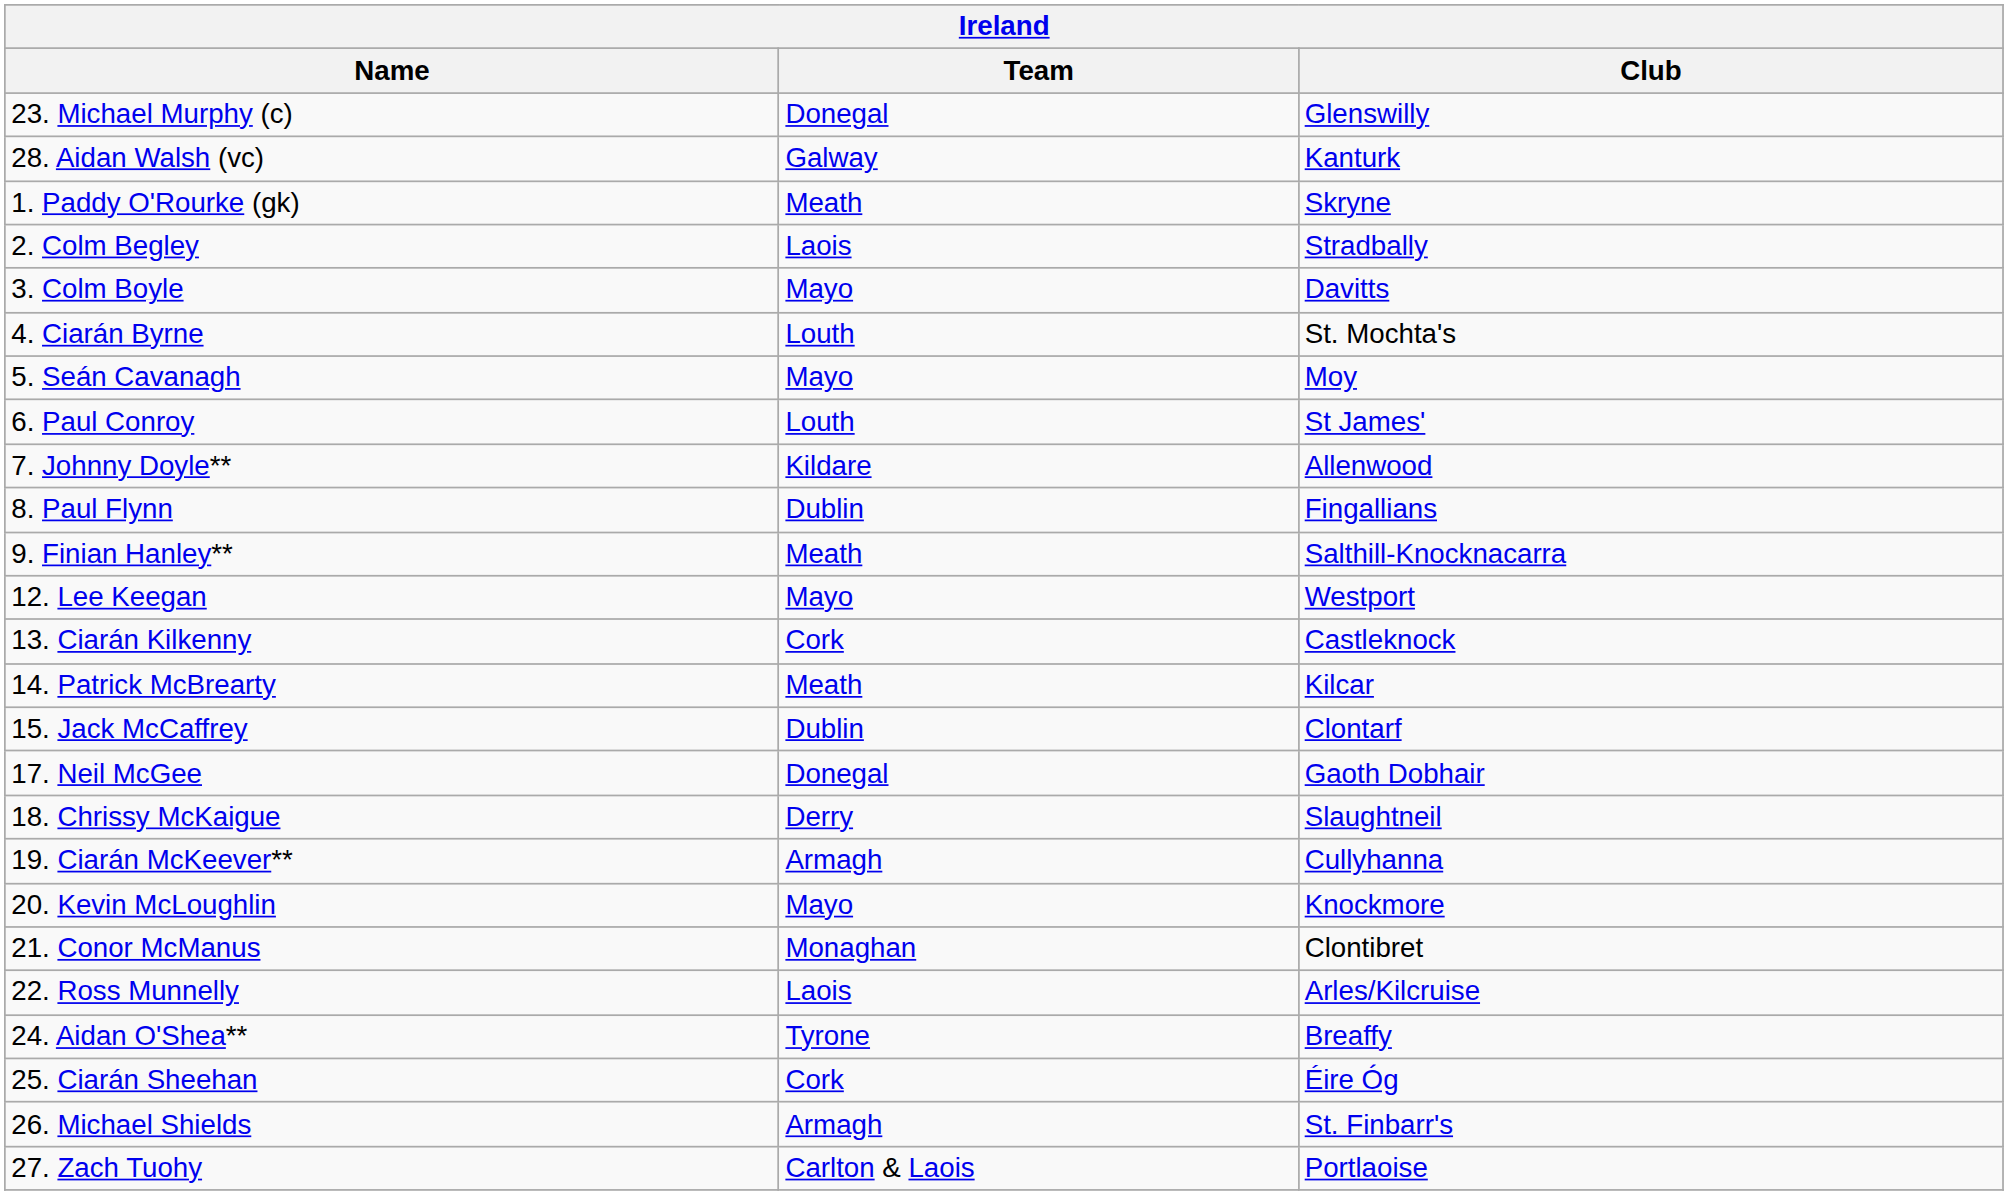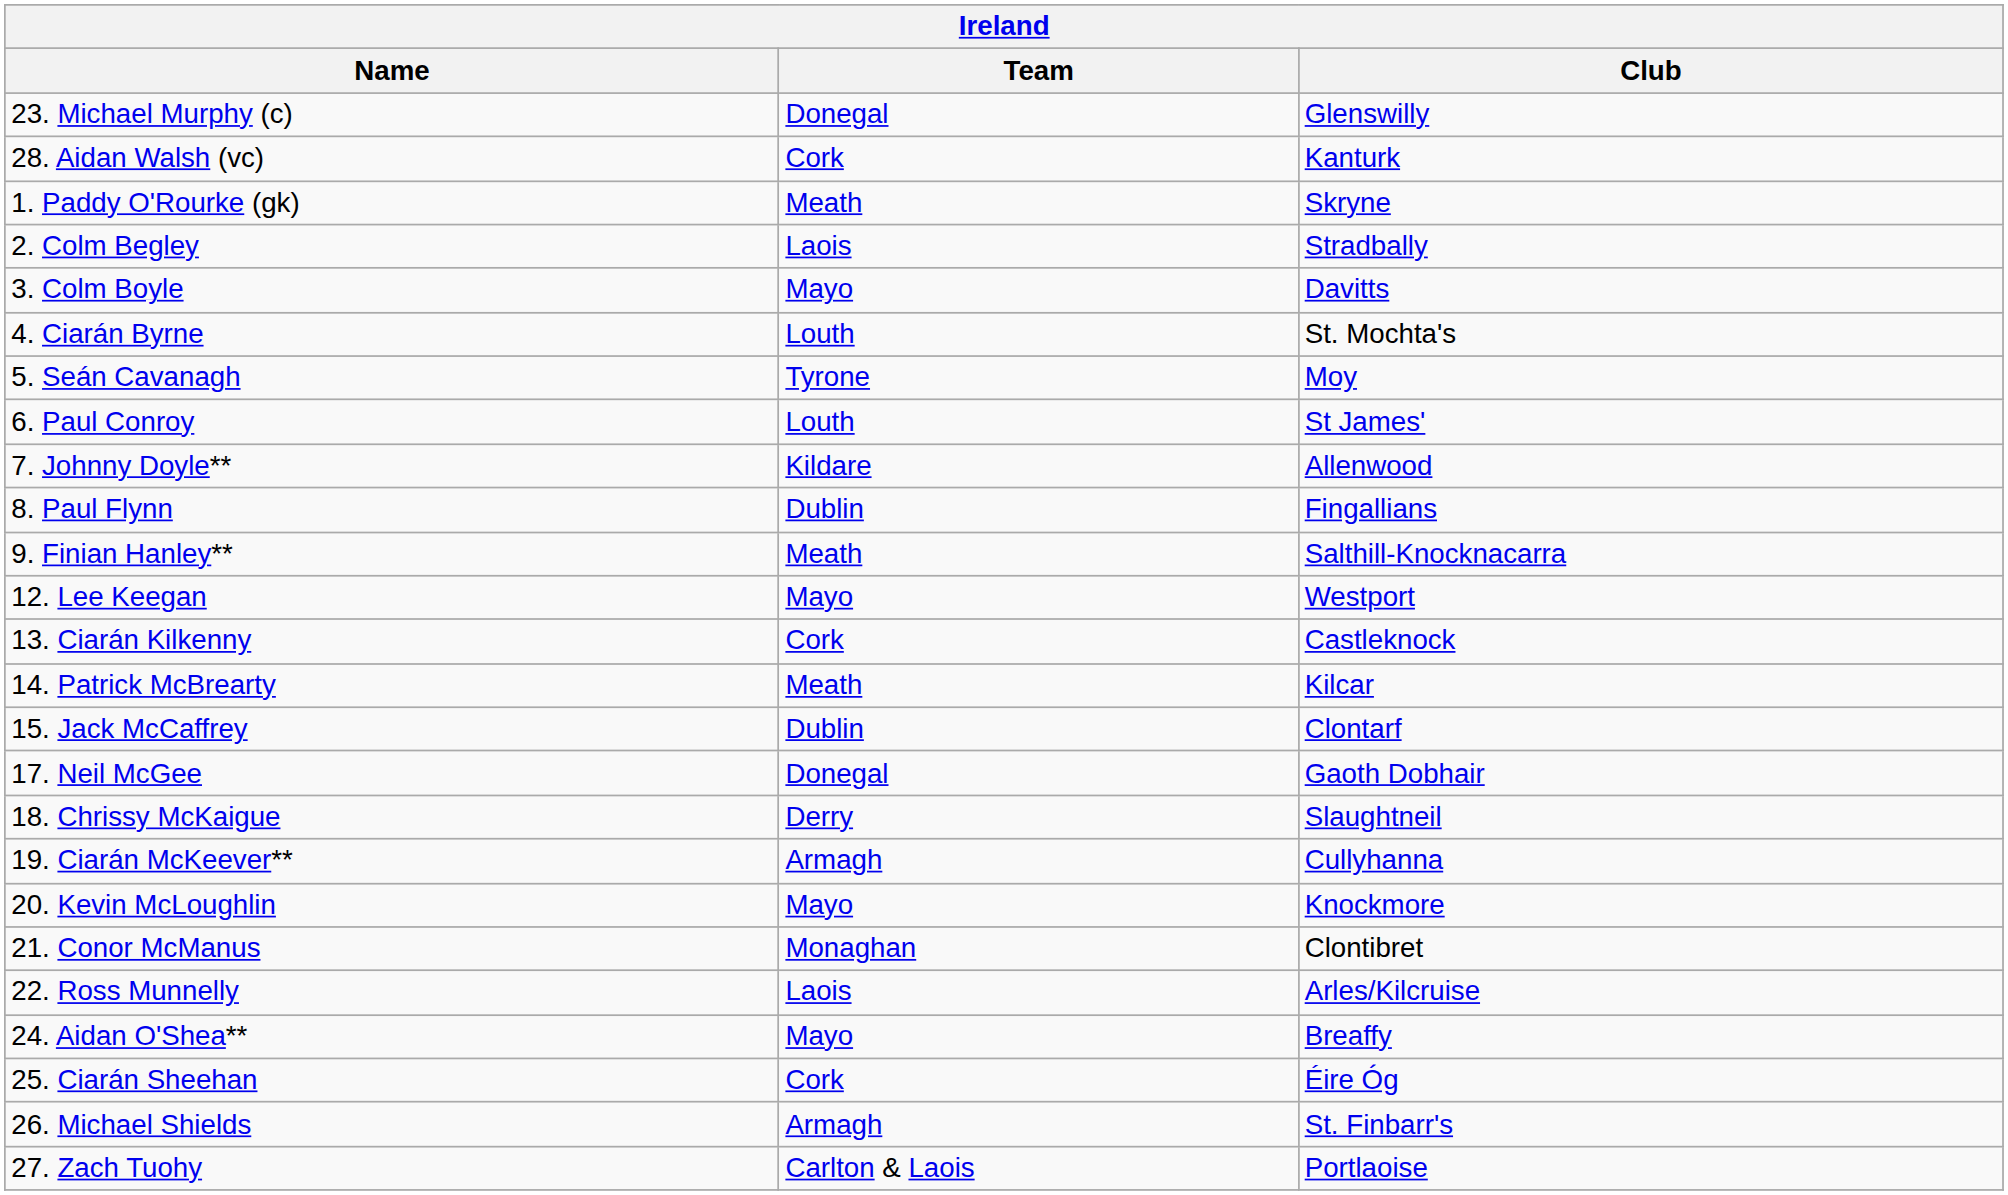(832, 158) Galway -> (815, 158) Cork
(819, 377) Mayo -> (828, 377) Tyrone
(828, 1036) Tyrone -> (819, 1036) Mayo
